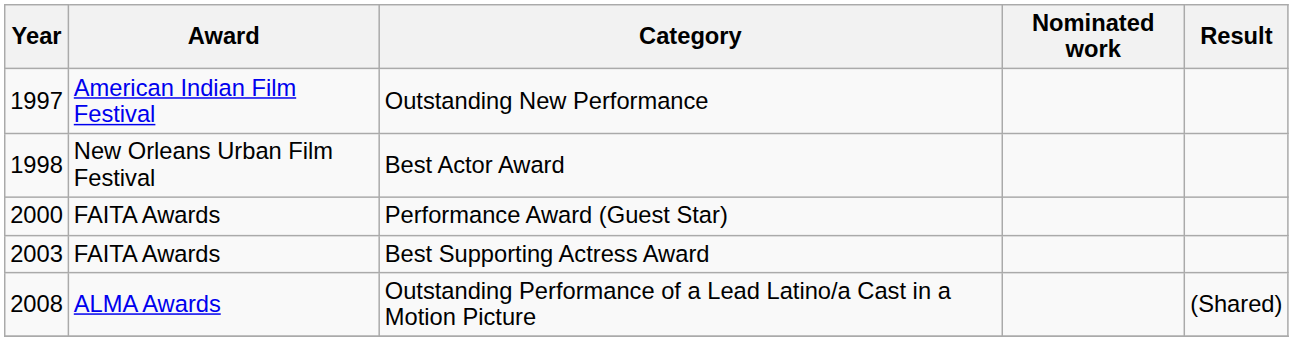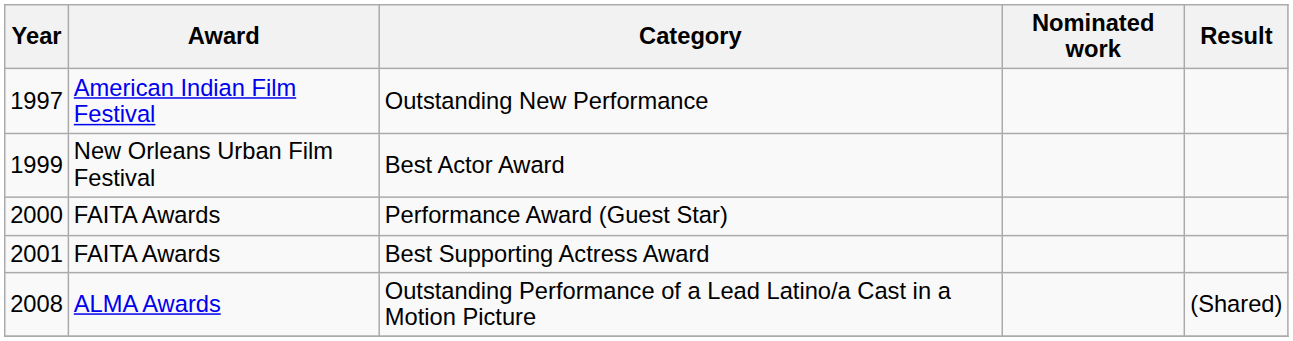(37, 164) 1998 -> (37, 164) 1999
(37, 253) 2003 -> (37, 253) 2001
